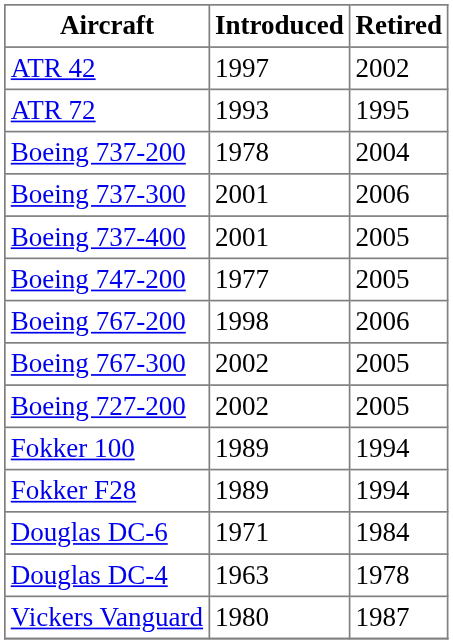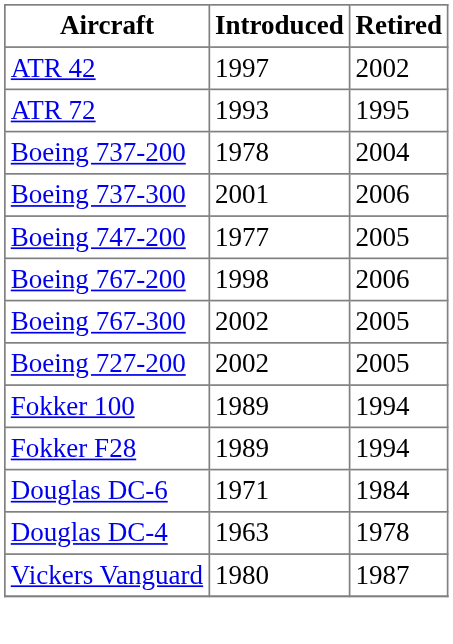- row: (98, 236)
